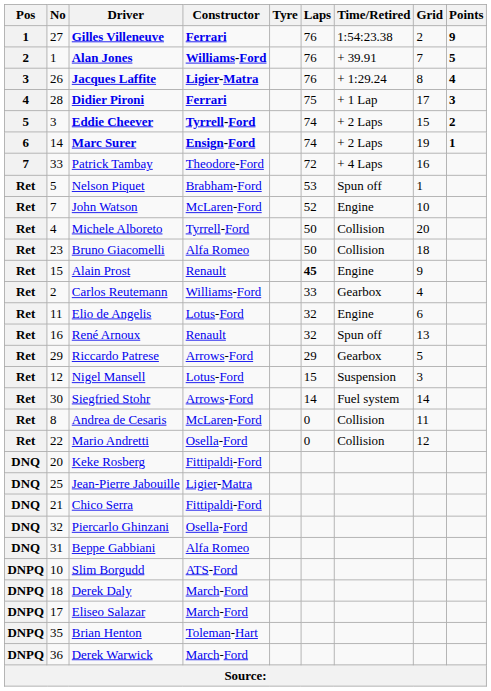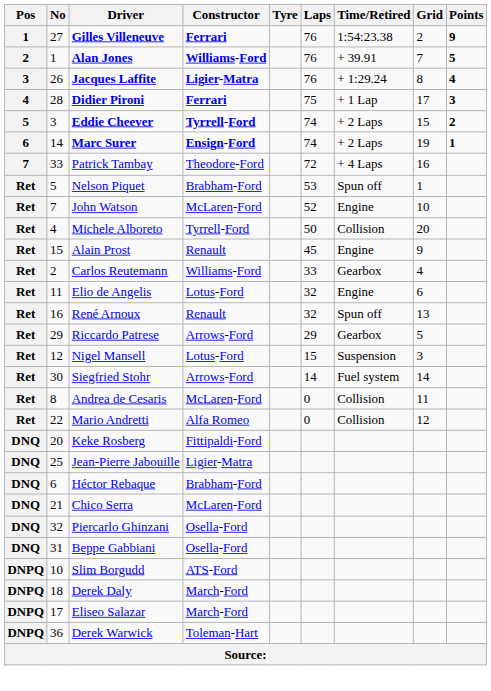- row: (118, 249)
(310, 270) bold -> (310, 249) normal
(217, 441) Osella-Ford -> (217, 420) Alfa Romeo
+ row: (114, 484)
(224, 505) Fittipaldi-Ford -> (224, 505) McLaren-Ford
(217, 547) Alfa Romeo -> (217, 547) Osella-Ford
- row: (107, 633)
(217, 654) March-Ford -> (222, 633) Toleman-Hart
